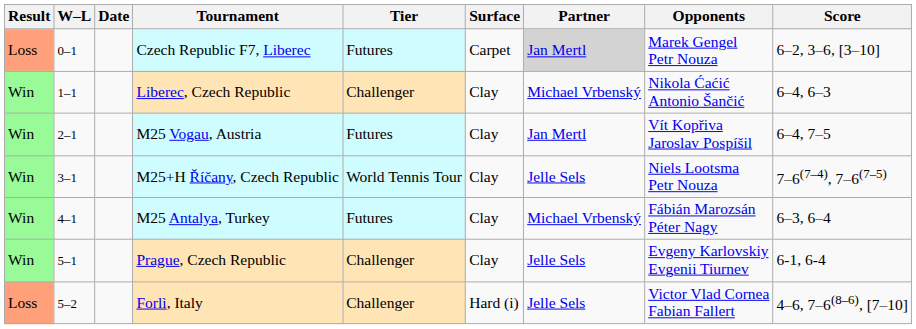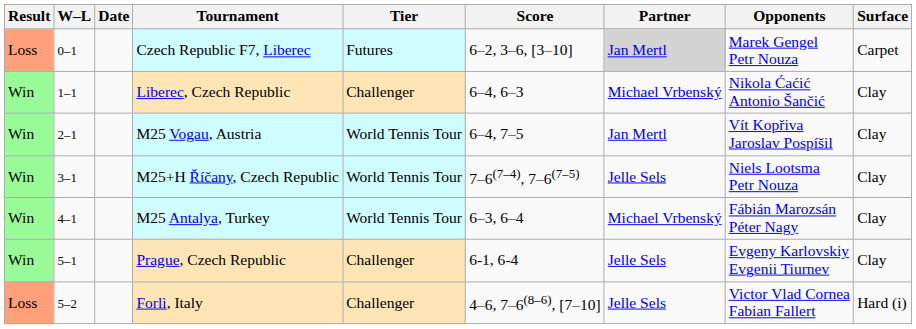columns swapped: (495, 16) <-> (842, 16)
(369, 134) Futures -> (404, 134) World Tennis Tour
(369, 218) Futures -> (404, 218) World Tennis Tour
